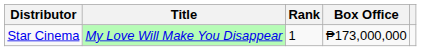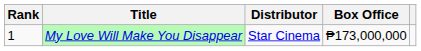columns swapped: (304, 14) <-> (43, 14)
